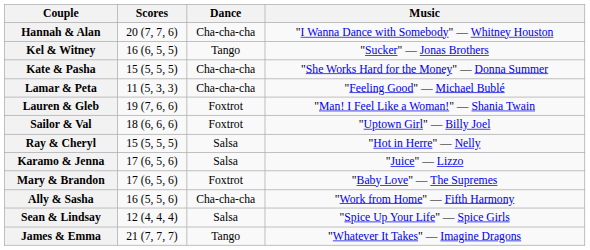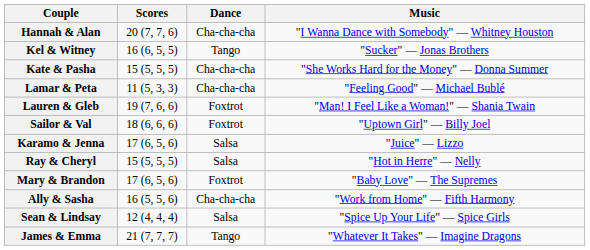rows swapped: (61, 161) <-> (61, 143)
